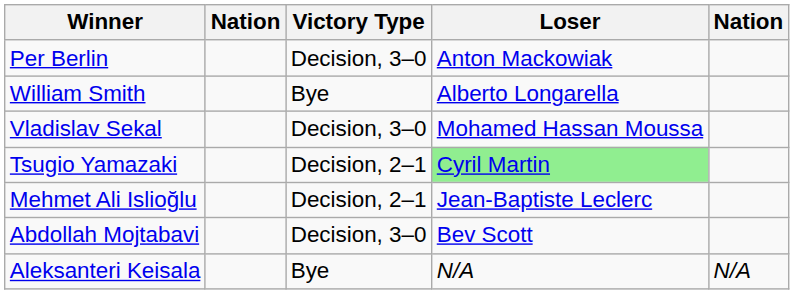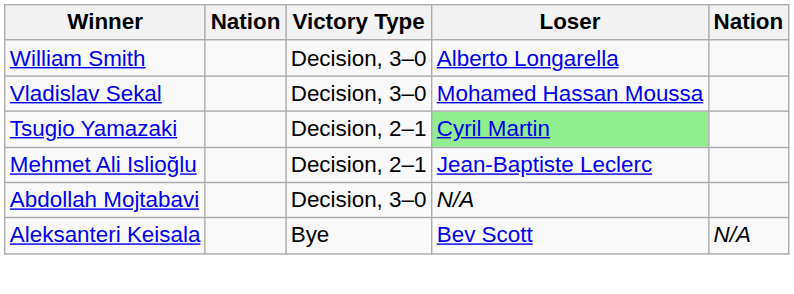- row: (59, 57)
(310, 93) Bye -> (359, 57) Decision, 3–0
(485, 235) Bev Scott -> (455, 199) N/A
(455, 270) N/A -> (485, 235) Bev Scott
